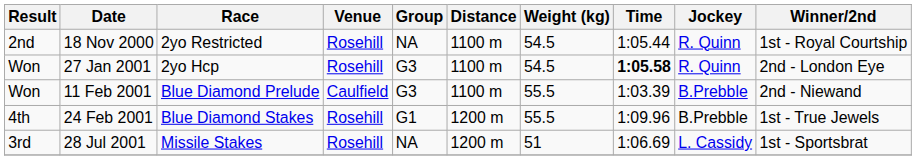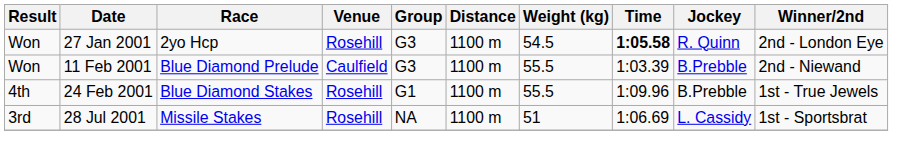- row: (109, 42)
(477, 117) 1200 m -> (476, 92) 1100 m
(477, 142) 1200 m -> (476, 117) 1100 m
